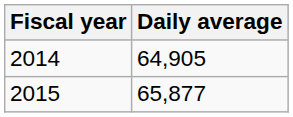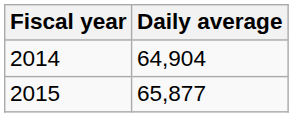(171, 58) 64,905 -> (171, 58) 64,904
